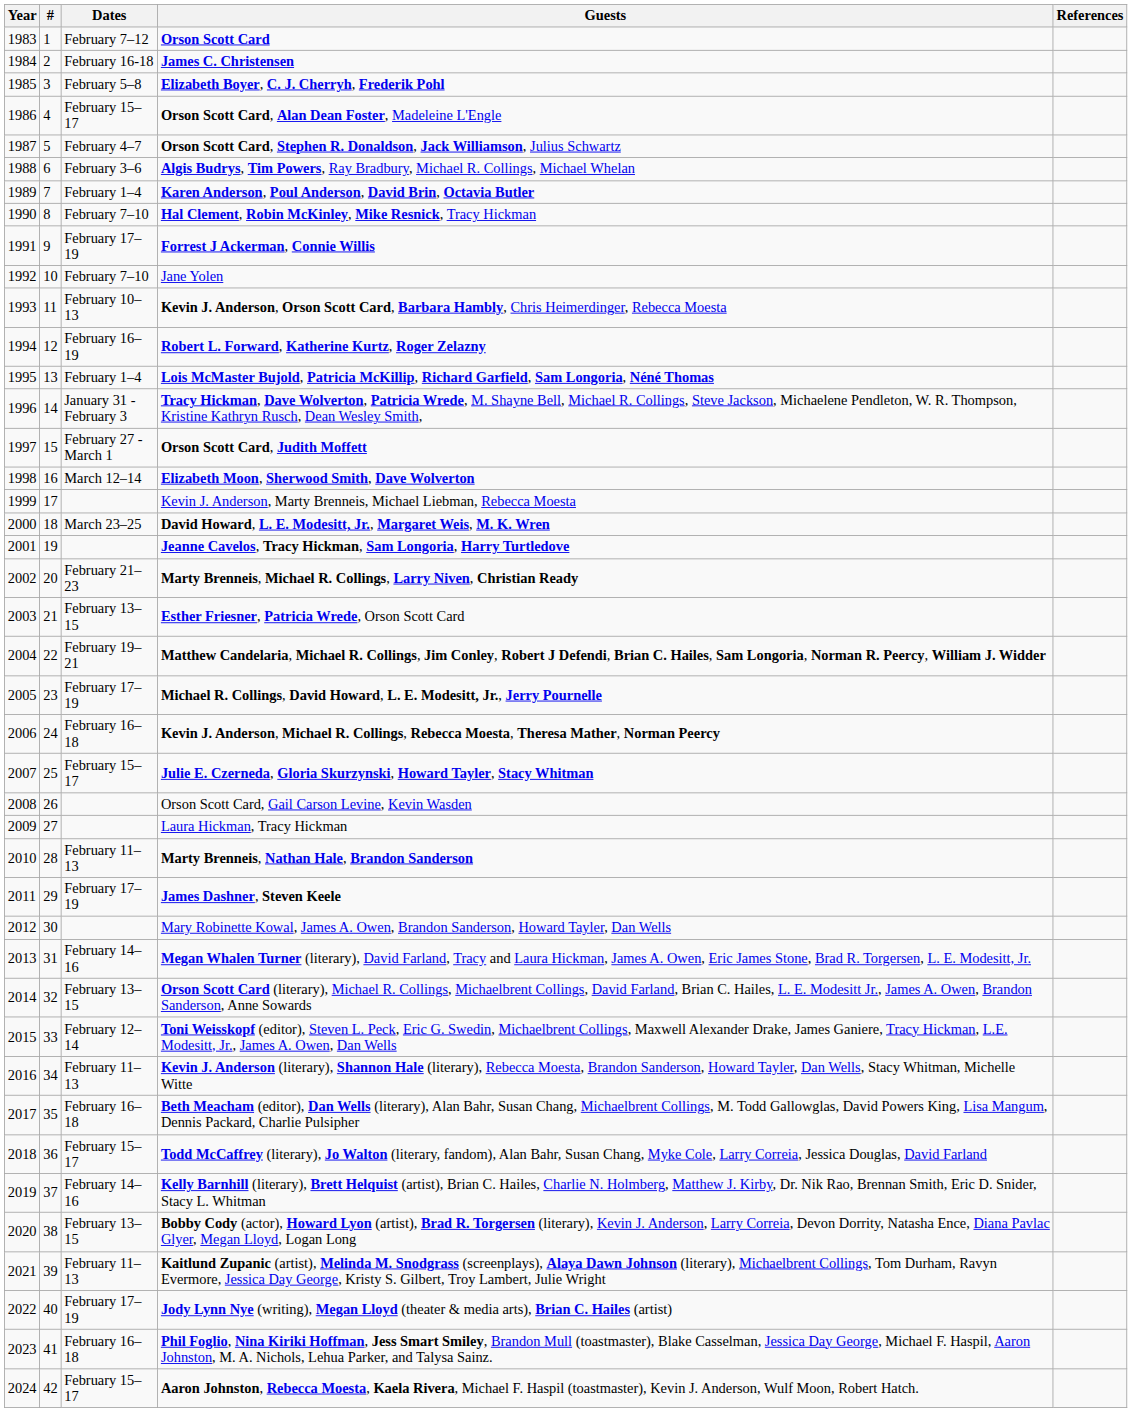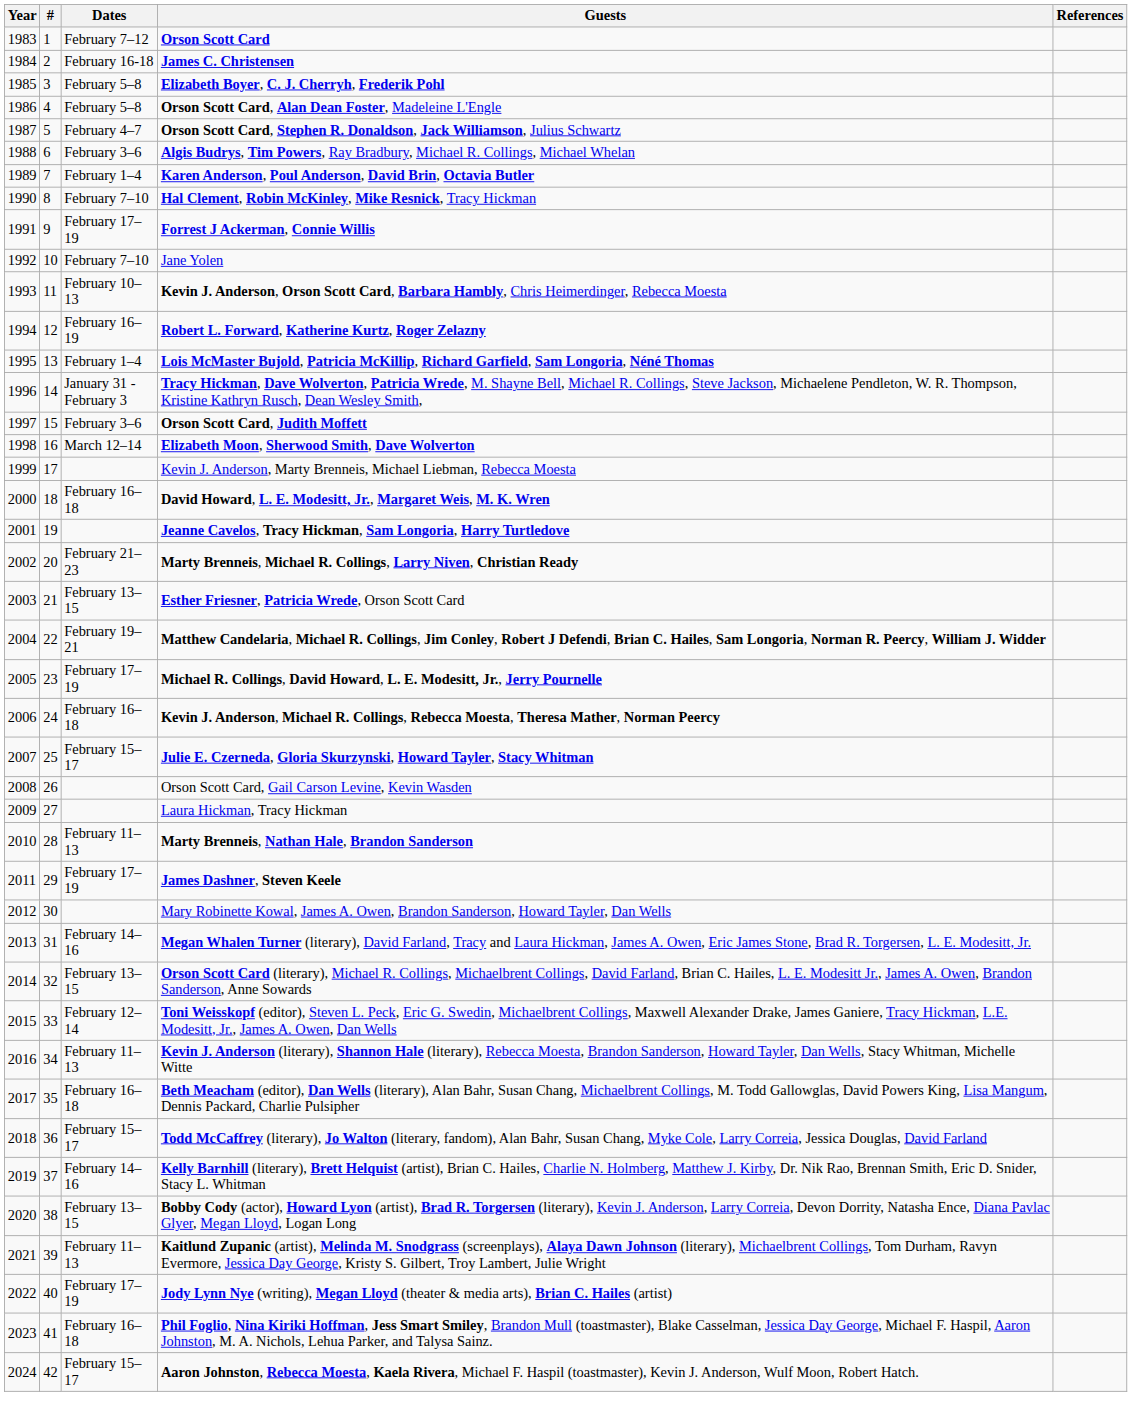(103, 115) February 15–17 -> (103, 107) February 5–8
(103, 447) February 27 - March 1 -> (103, 423) February 3–6
(103, 524) March 23–25 -> (103, 499) February 16–18
